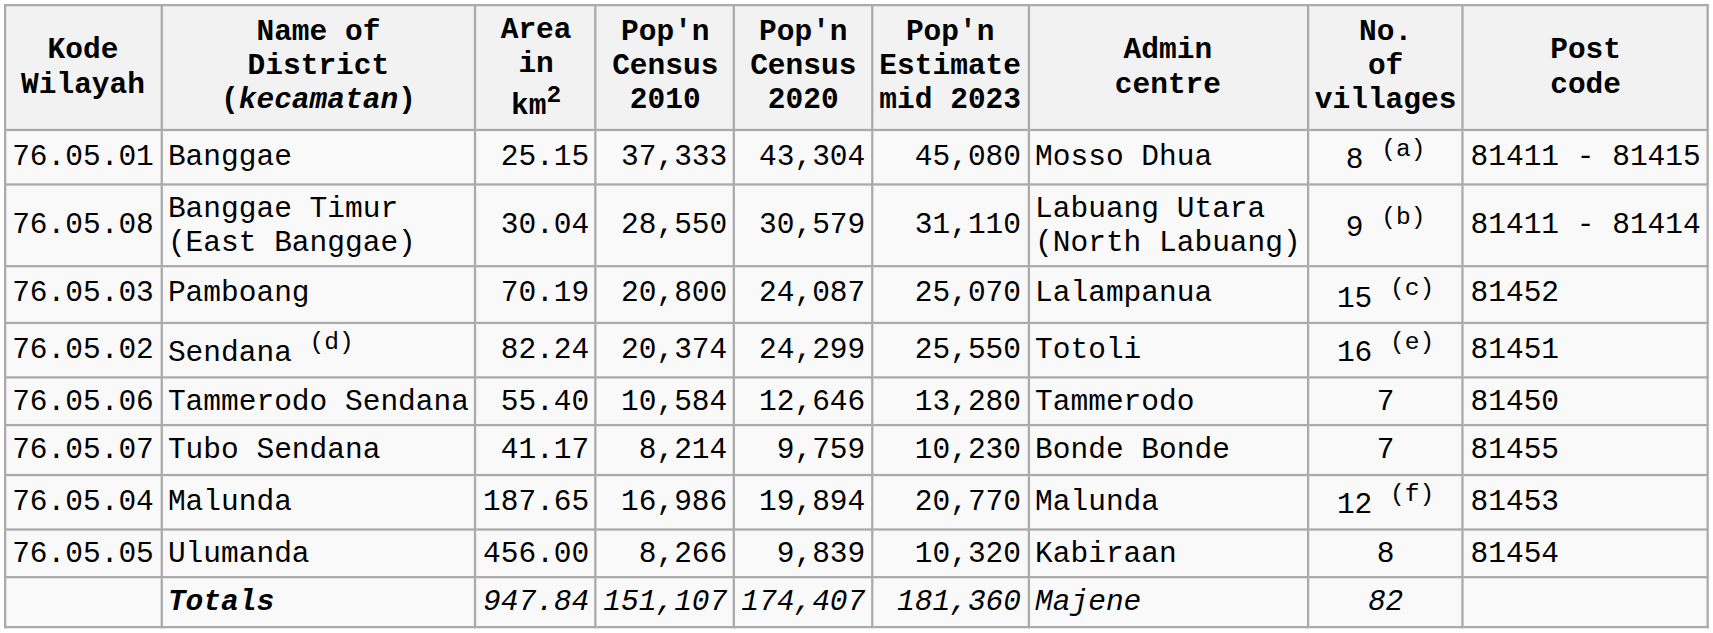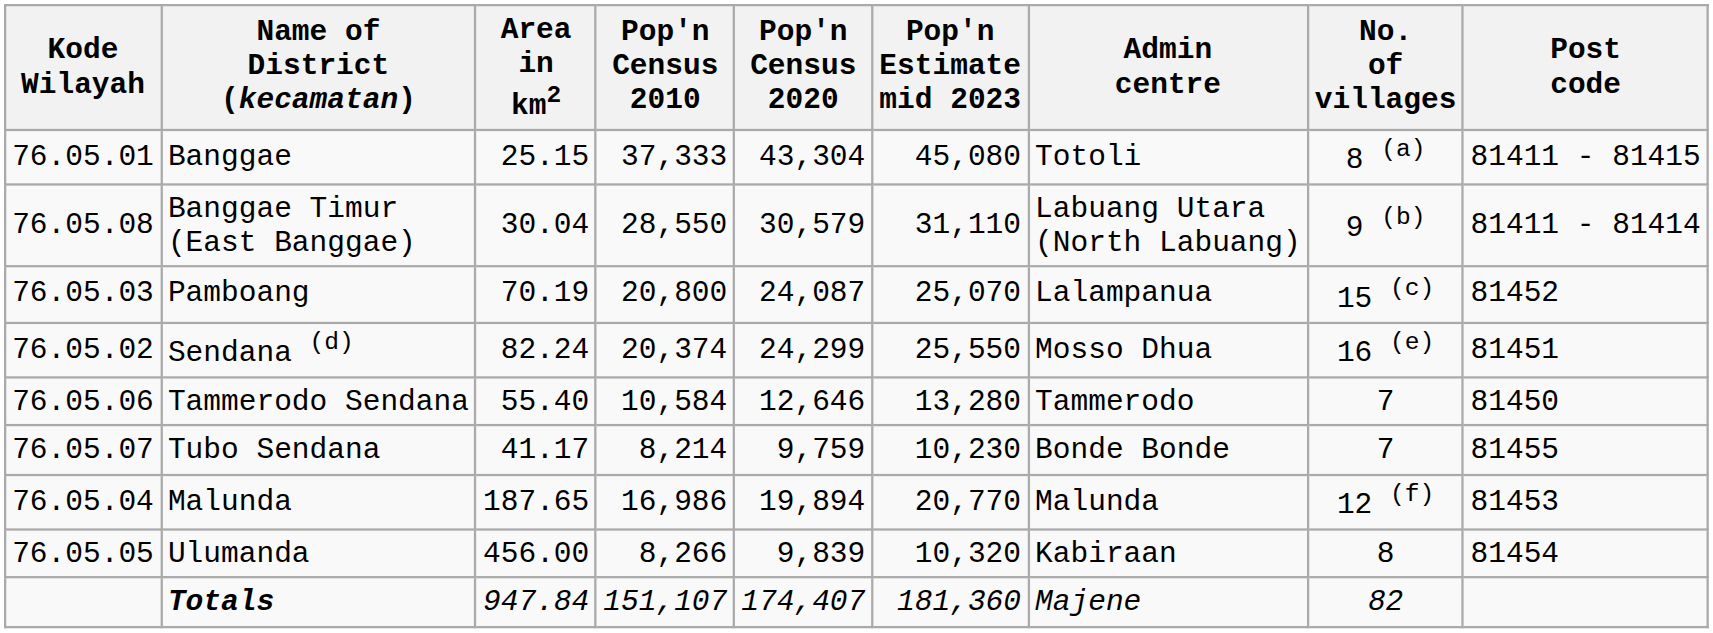(1124, 157) Mosso Dhua -> (1088, 157) Totoli
(1088, 350) Totoli -> (1124, 350) Mosso Dhua
